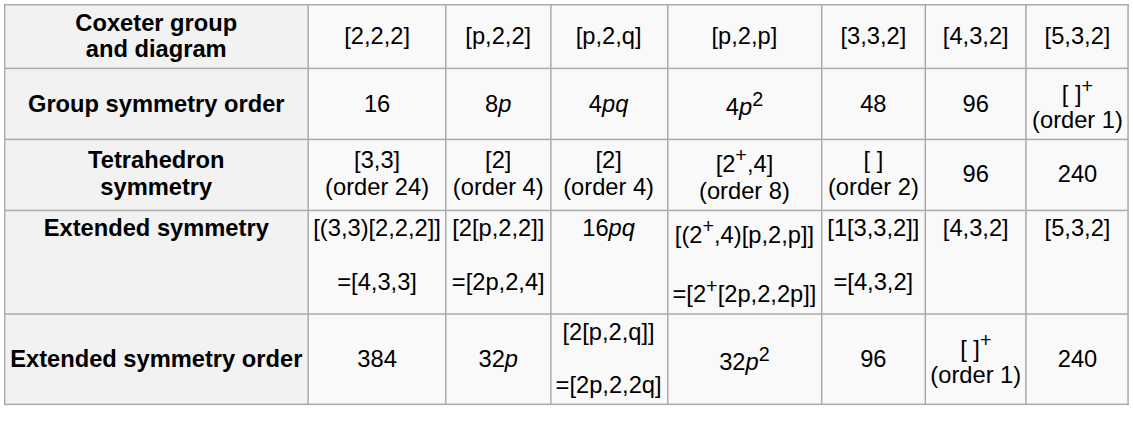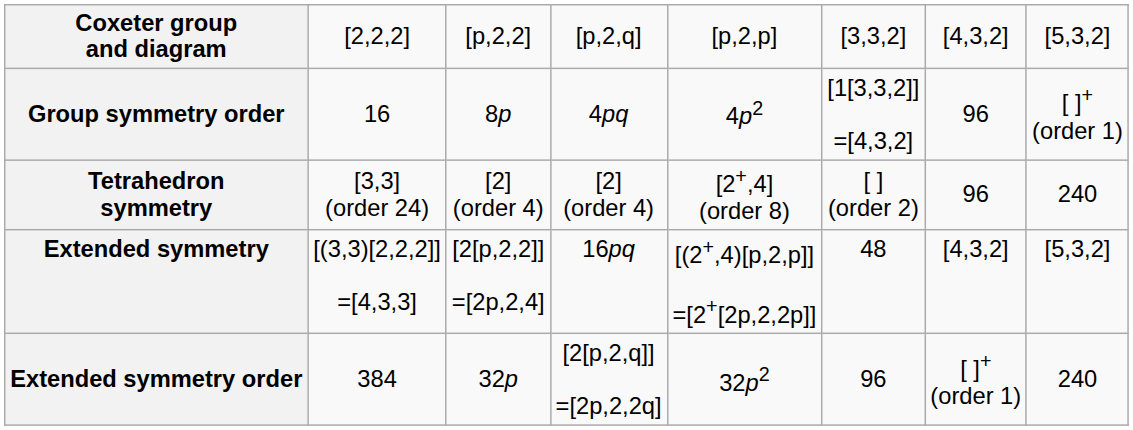(873, 103) 48 -> (873, 114) [1[3,3,2]] =[4,3,2]
(873, 255) [1[3,3,2]] =[4,3,2] -> (873, 248) 48
